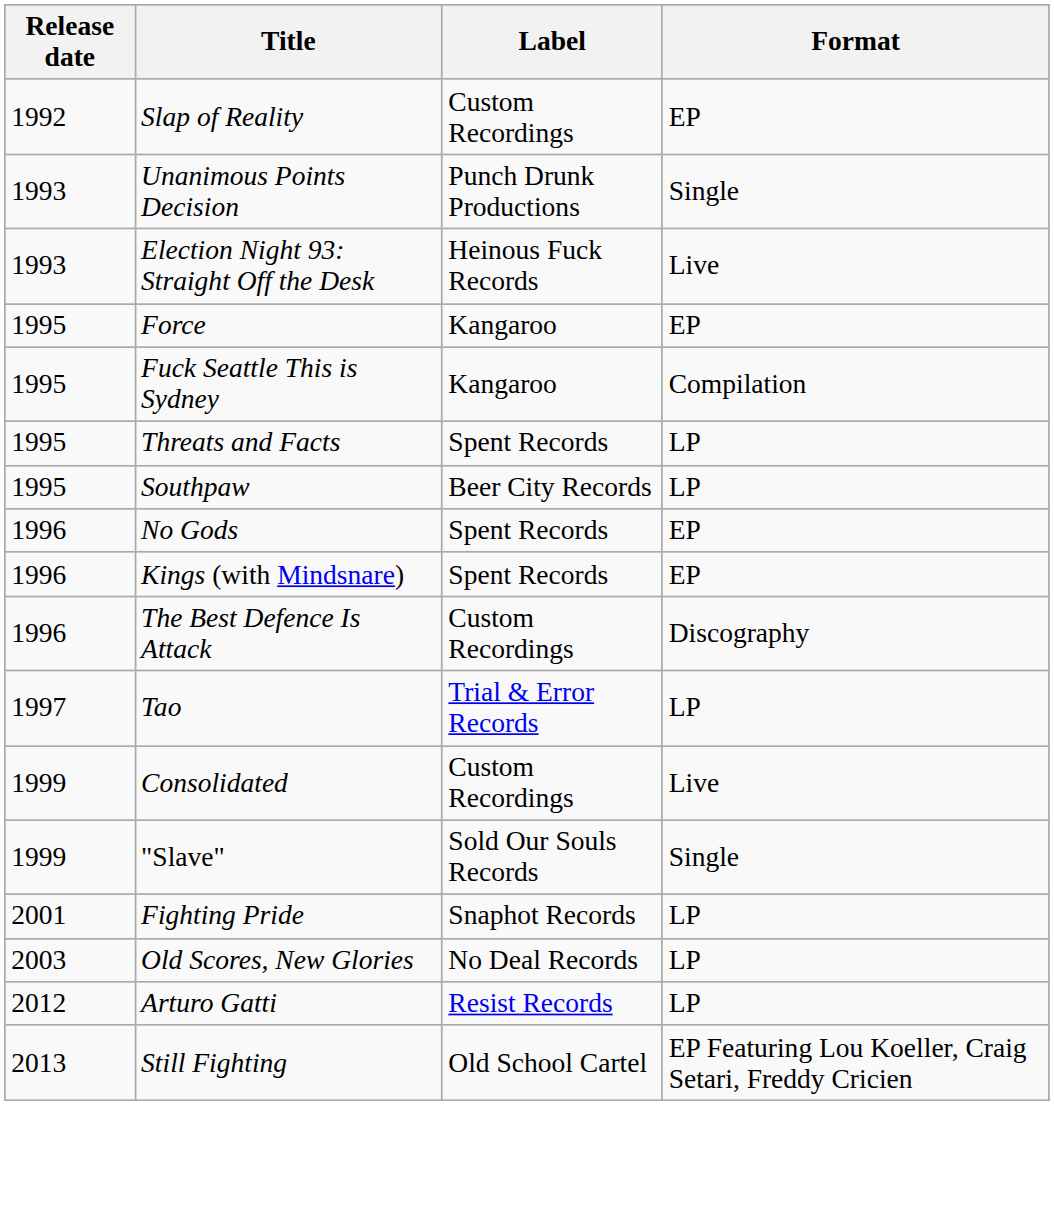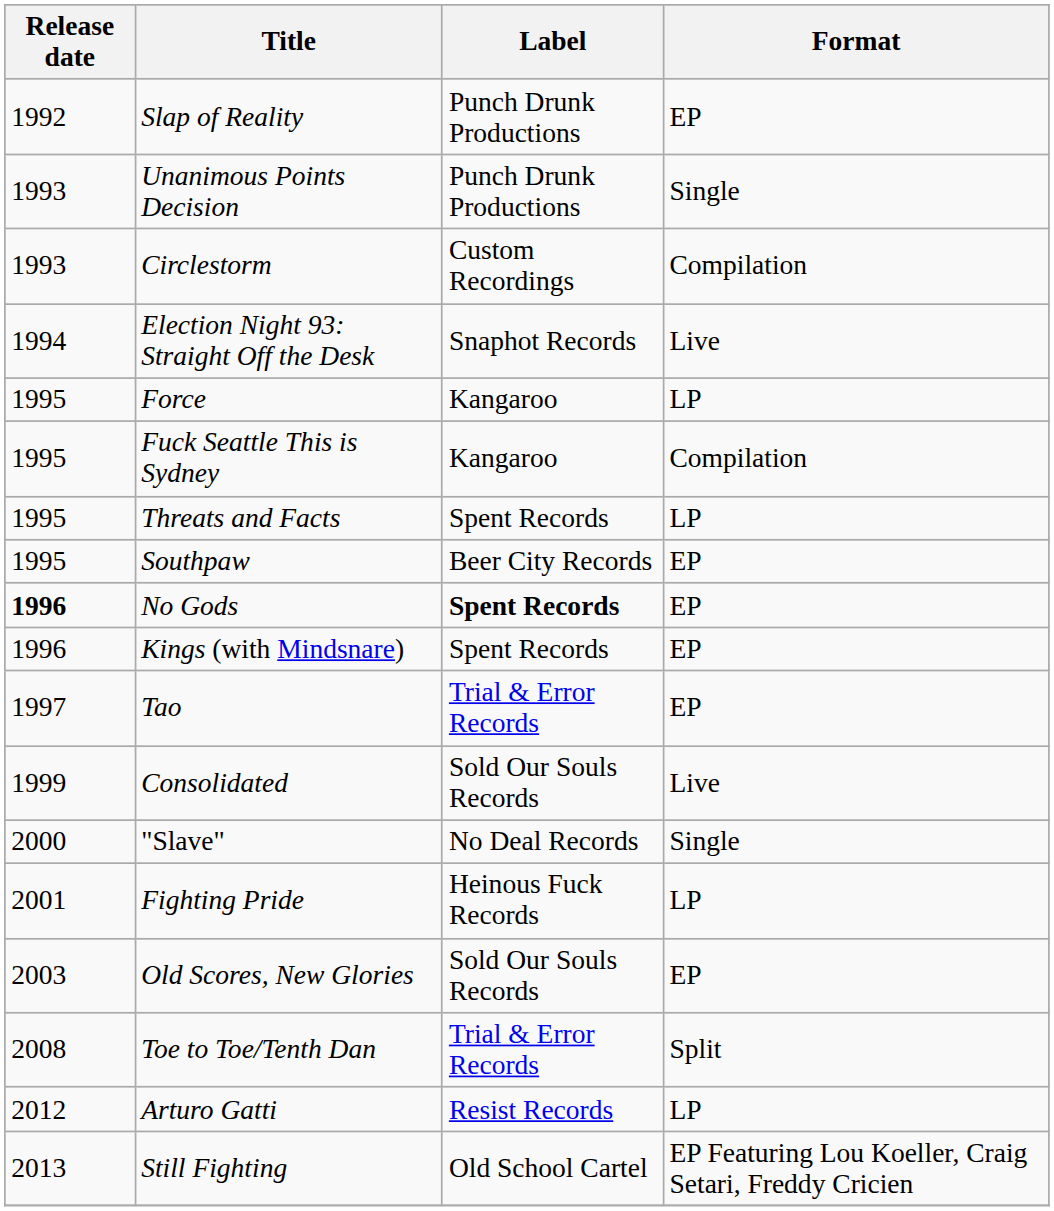(511, 116) Custom Recordings -> (522, 116) Punch Drunk Productions
+ row: (206, 265)
(39, 265) 1993 -> (39, 340) 1994
(525, 265) Heinous Fuck Records -> (543, 340) Snaphot Records
(685, 324) EP -> (686, 399) LP
(685, 486) LP -> (686, 561) EP
(39, 530) normal -> (39, 604) bold
(528, 530) normal -> (534, 604) bold
- row: (251, 633)
(685, 707) LP -> (686, 707) EP
(511, 782) Custom Recordings -> (533, 782) Sold Our Souls Records
(39, 856) 1999 -> (39, 841) 2000
(532, 856) Sold Our Souls Records -> (544, 841) No Deal Records
(542, 915) Snaphot Records -> (526, 900) Heinous Fuck Records
(543, 959) No Deal Records -> (533, 975) Sold Our Souls Records
(685, 959) LP -> (686, 975) EP
+ row: (259, 1049)
